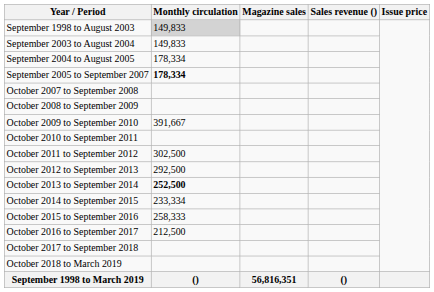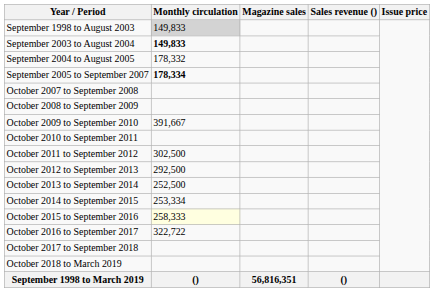(169, 43) normal -> (169, 43) bold
(169, 59) 178,334 -> (169, 59) 178,332
(169, 185) bold -> (169, 185) normal
(169, 201) 233,334 -> (169, 201) 253,334
(169, 216) no background -> (169, 216) lightyellow background
(169, 232) 212,500 -> (169, 232) 322,722
